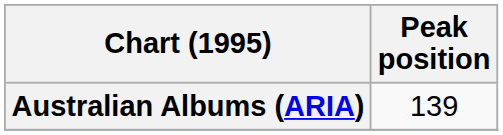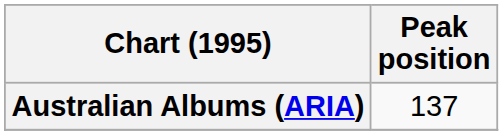(434, 105) 139 -> (434, 105) 137
